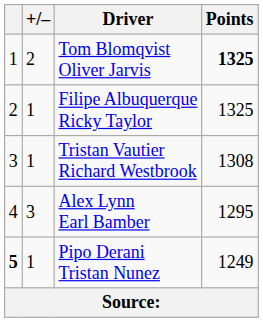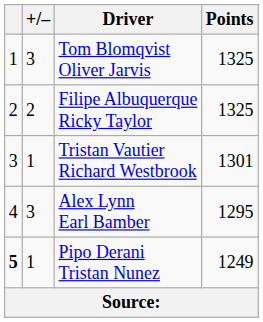(31, 59) 2 -> (31, 59) 3
(236, 59) bold -> (236, 59) normal
(31, 110) 1 -> (31, 110) 2
(236, 161) 1308 -> (236, 161) 1301
